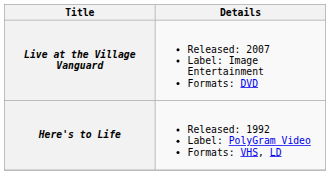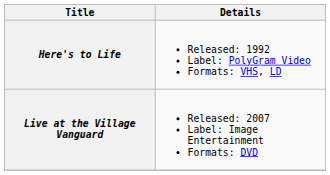rows swapped: (80, 135) <-> (80, 60)
